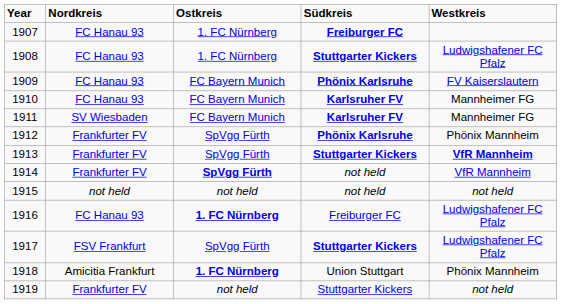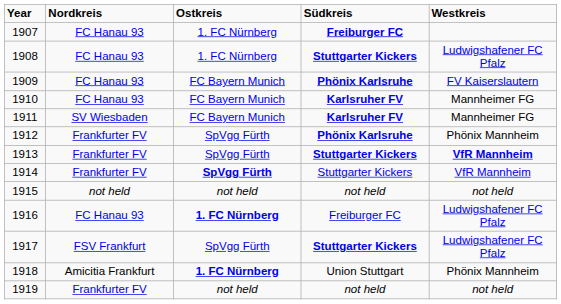(365, 172) not held -> (365, 172) Stuttgarter Kickers
(365, 290) Stuttgarter Kickers -> (365, 290) not held
